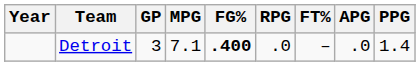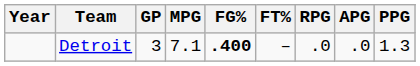columns swapped: (315, 19) <-> (275, 19)
(395, 47) 1.4 -> (395, 47) 1.3
